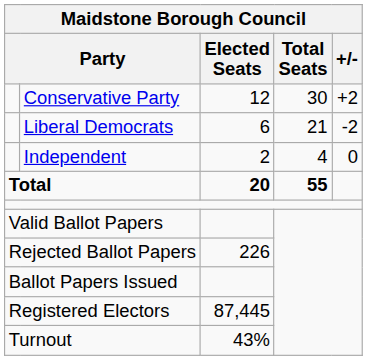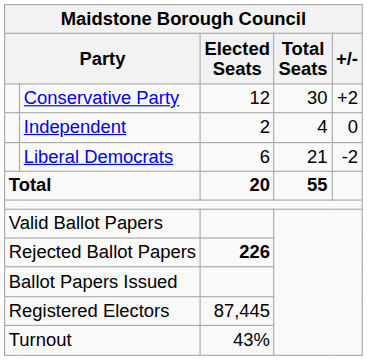rows swapped: (98, 127) <-> (75, 156)
(255, 252) normal -> (255, 252) bold
